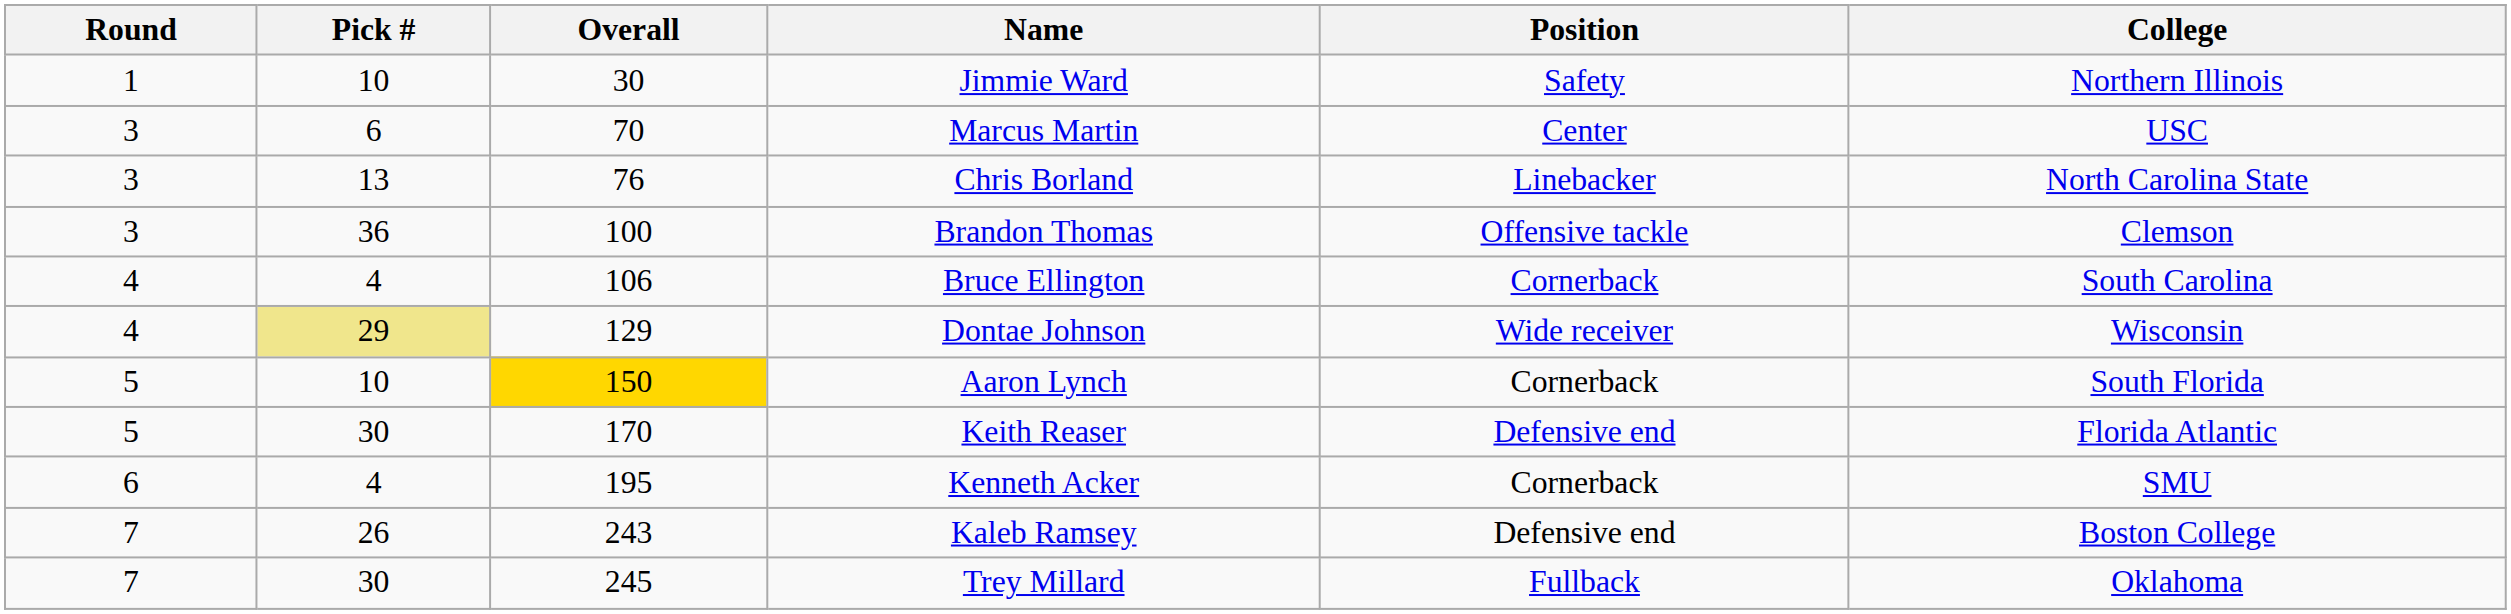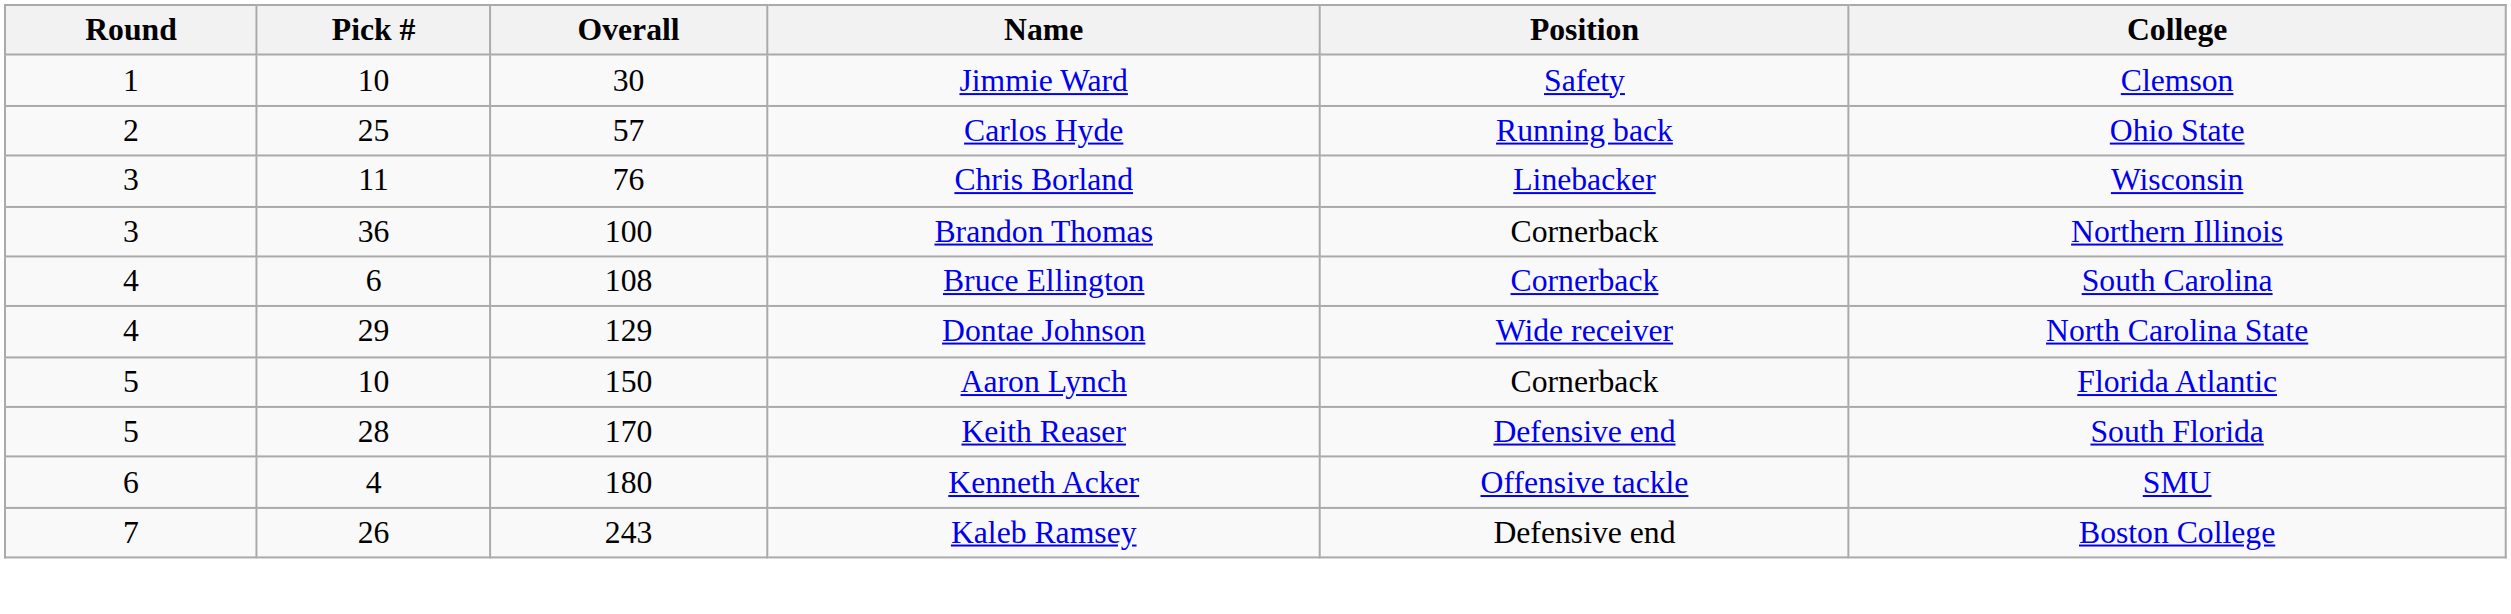(2177, 79) Northern Illinois -> (2177, 79) Clemson
+ row: (1044, 130)
- row: (1044, 130)
(374, 180) 13 -> (374, 180) 11
(2177, 180) North Carolina State -> (2177, 180) Wisconsin
(1584, 230) Offensive tackle -> (1584, 230) Cornerback
(2177, 230) Clemson -> (2177, 230) Northern Illinois
(374, 280) 4 -> (374, 280) 6
(629, 280) 106 -> (629, 280) 108
(374, 331) khaki background -> (374, 331) no background
(2177, 331) Wisconsin -> (2177, 331) North Carolina State
(629, 381) gold background -> (629, 381) no background
(2177, 381) South Florida -> (2177, 381) Florida Atlantic
(374, 431) 30 -> (374, 431) 28
(2177, 431) Florida Atlantic -> (2177, 431) South Florida
(629, 481) 195 -> (629, 481) 180
(1584, 481) Cornerback -> (1584, 481) Offensive tackle
- row: (1044, 582)
